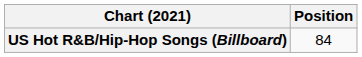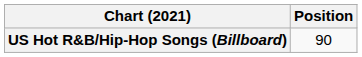(324, 40) 84 -> (324, 40) 90
